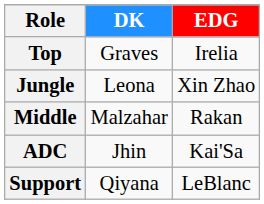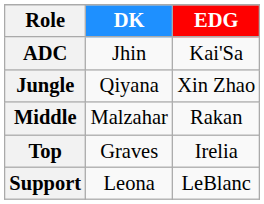rows swapped: (45, 53) <-> (45, 150)
(129, 85) Leona -> (129, 85) Qiyana
(129, 183) Qiyana -> (129, 183) Leona
